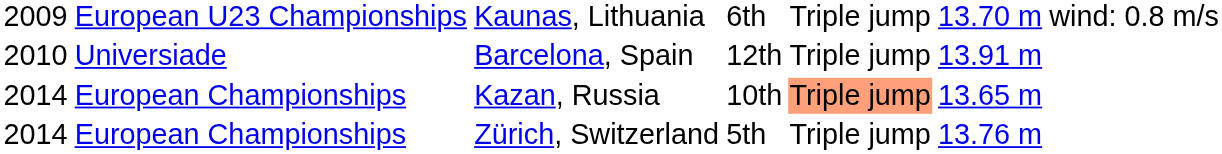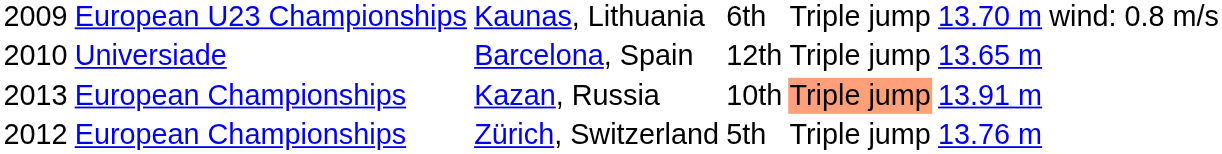(990, 55) 13.91 m -> (990, 55) 13.65 m
(35, 95) 2014 -> (35, 95) 2013
(990, 95) 13.65 m -> (990, 95) 13.91 m
(35, 134) 2014 -> (35, 134) 2012
